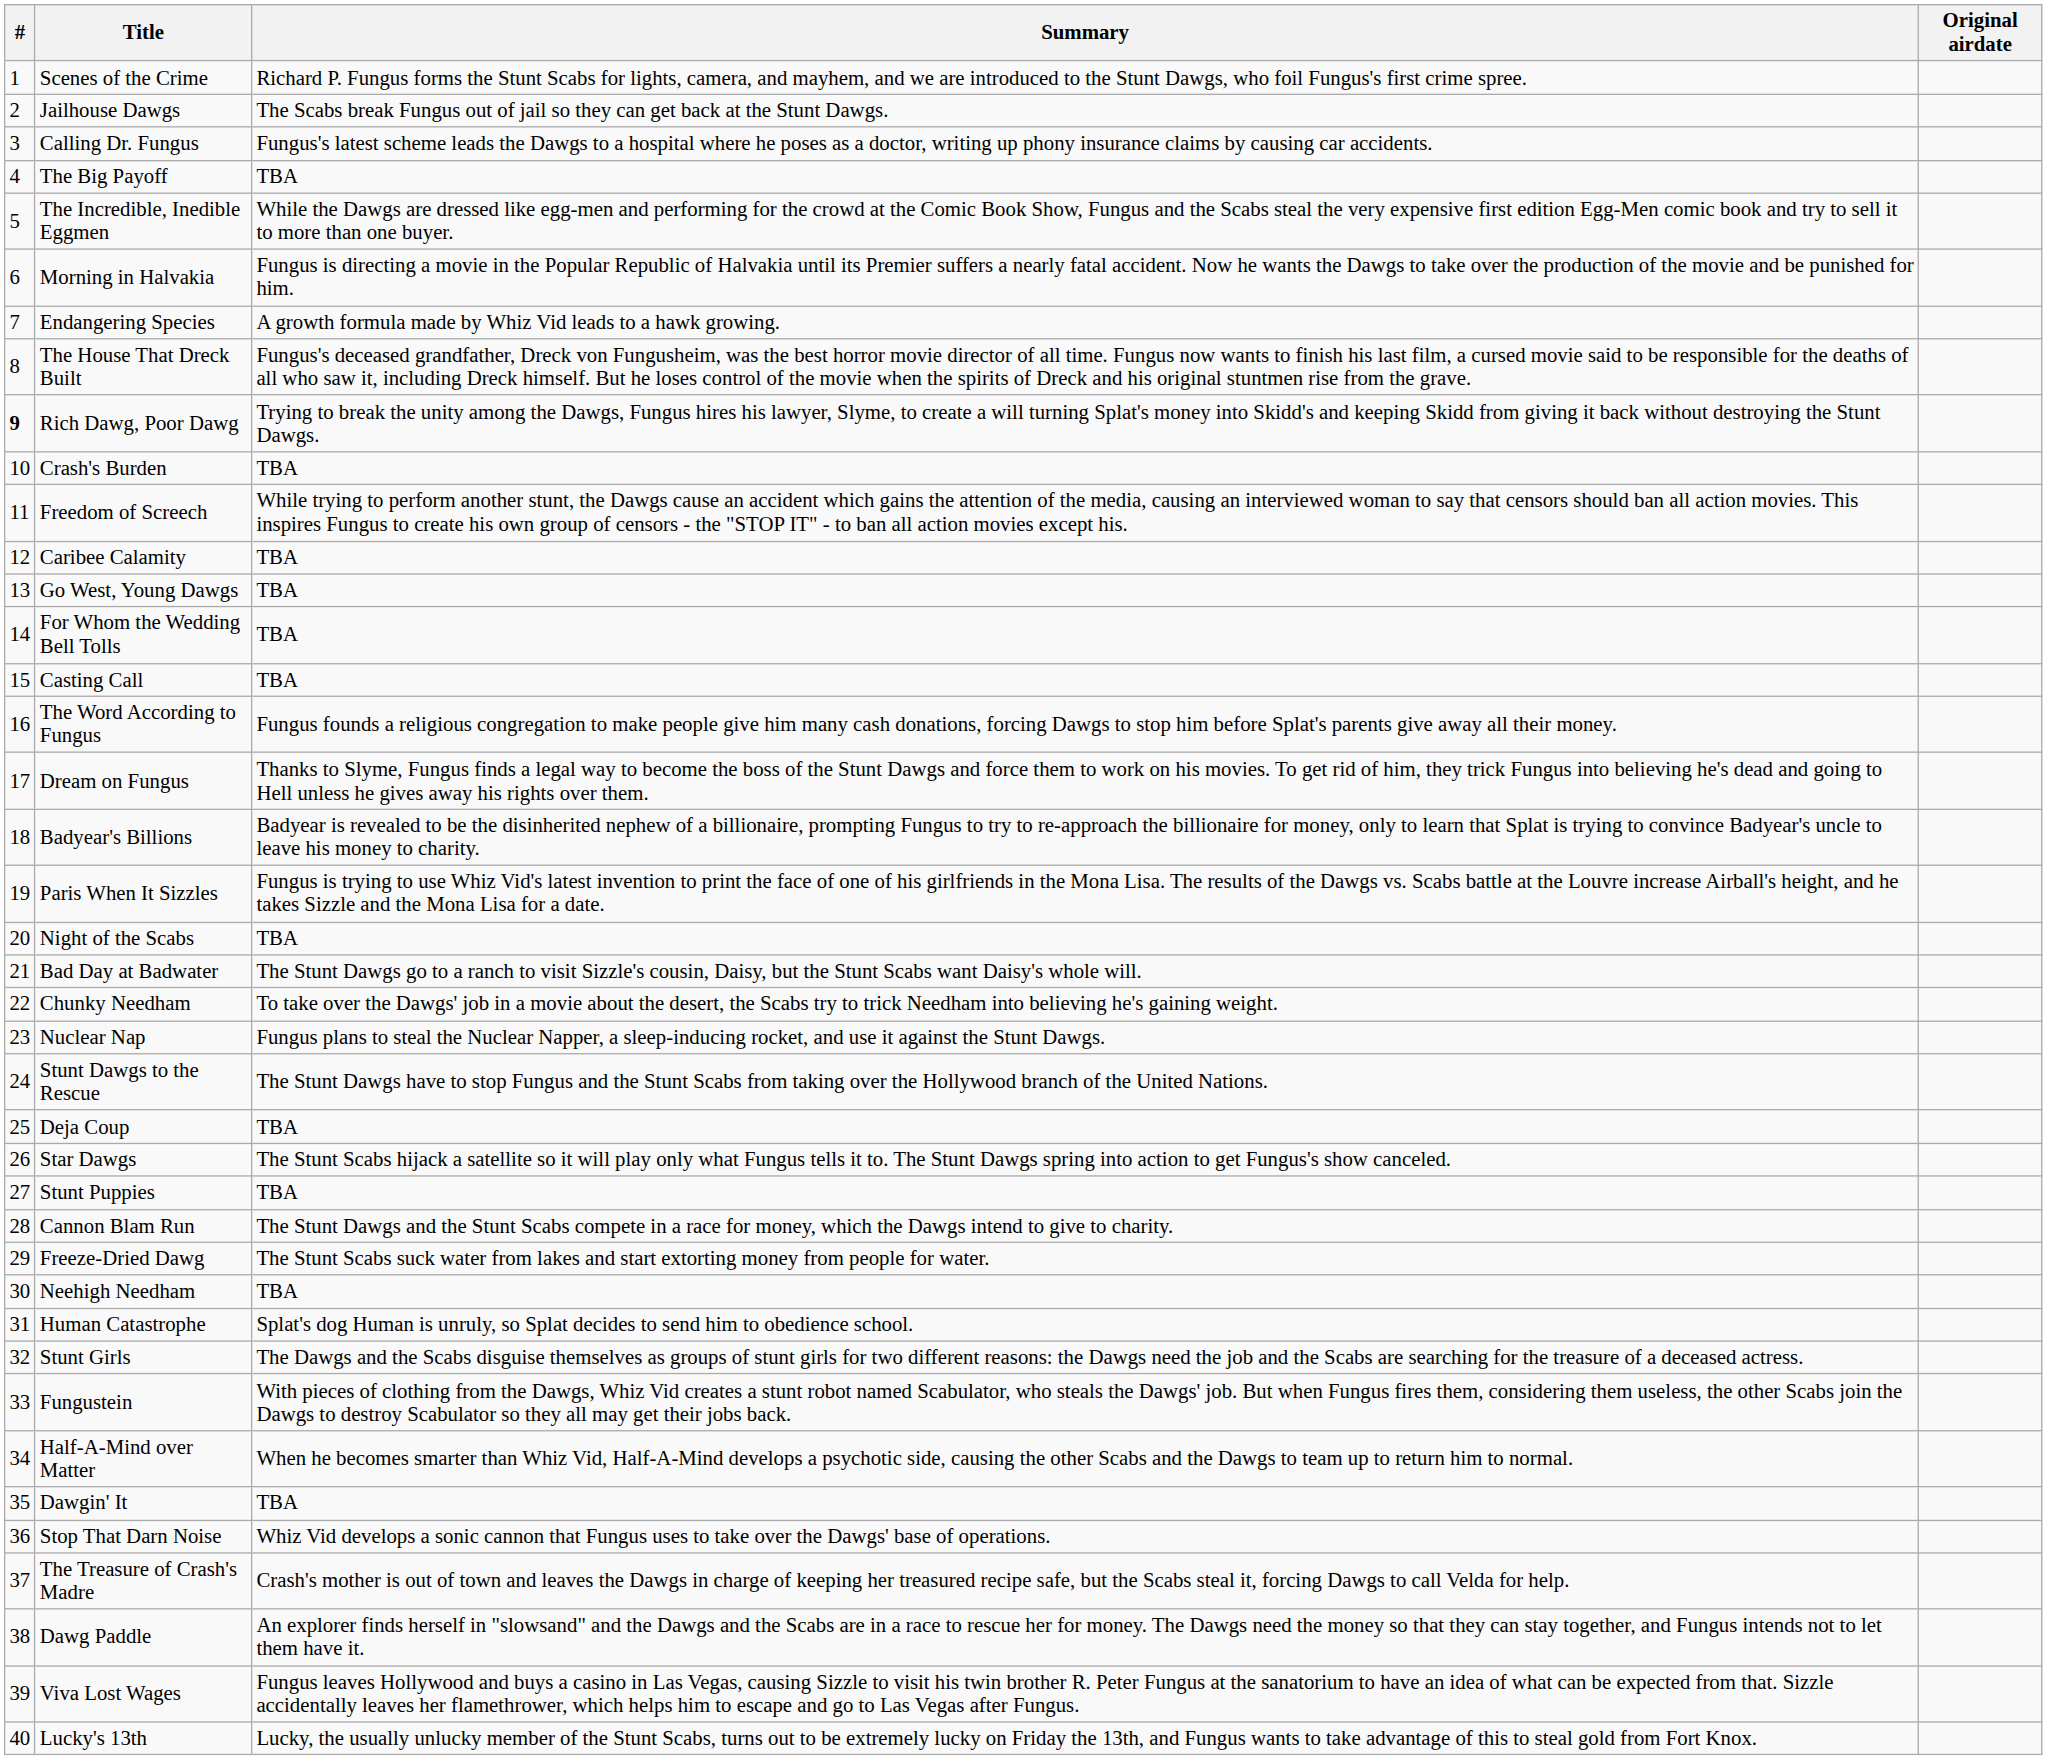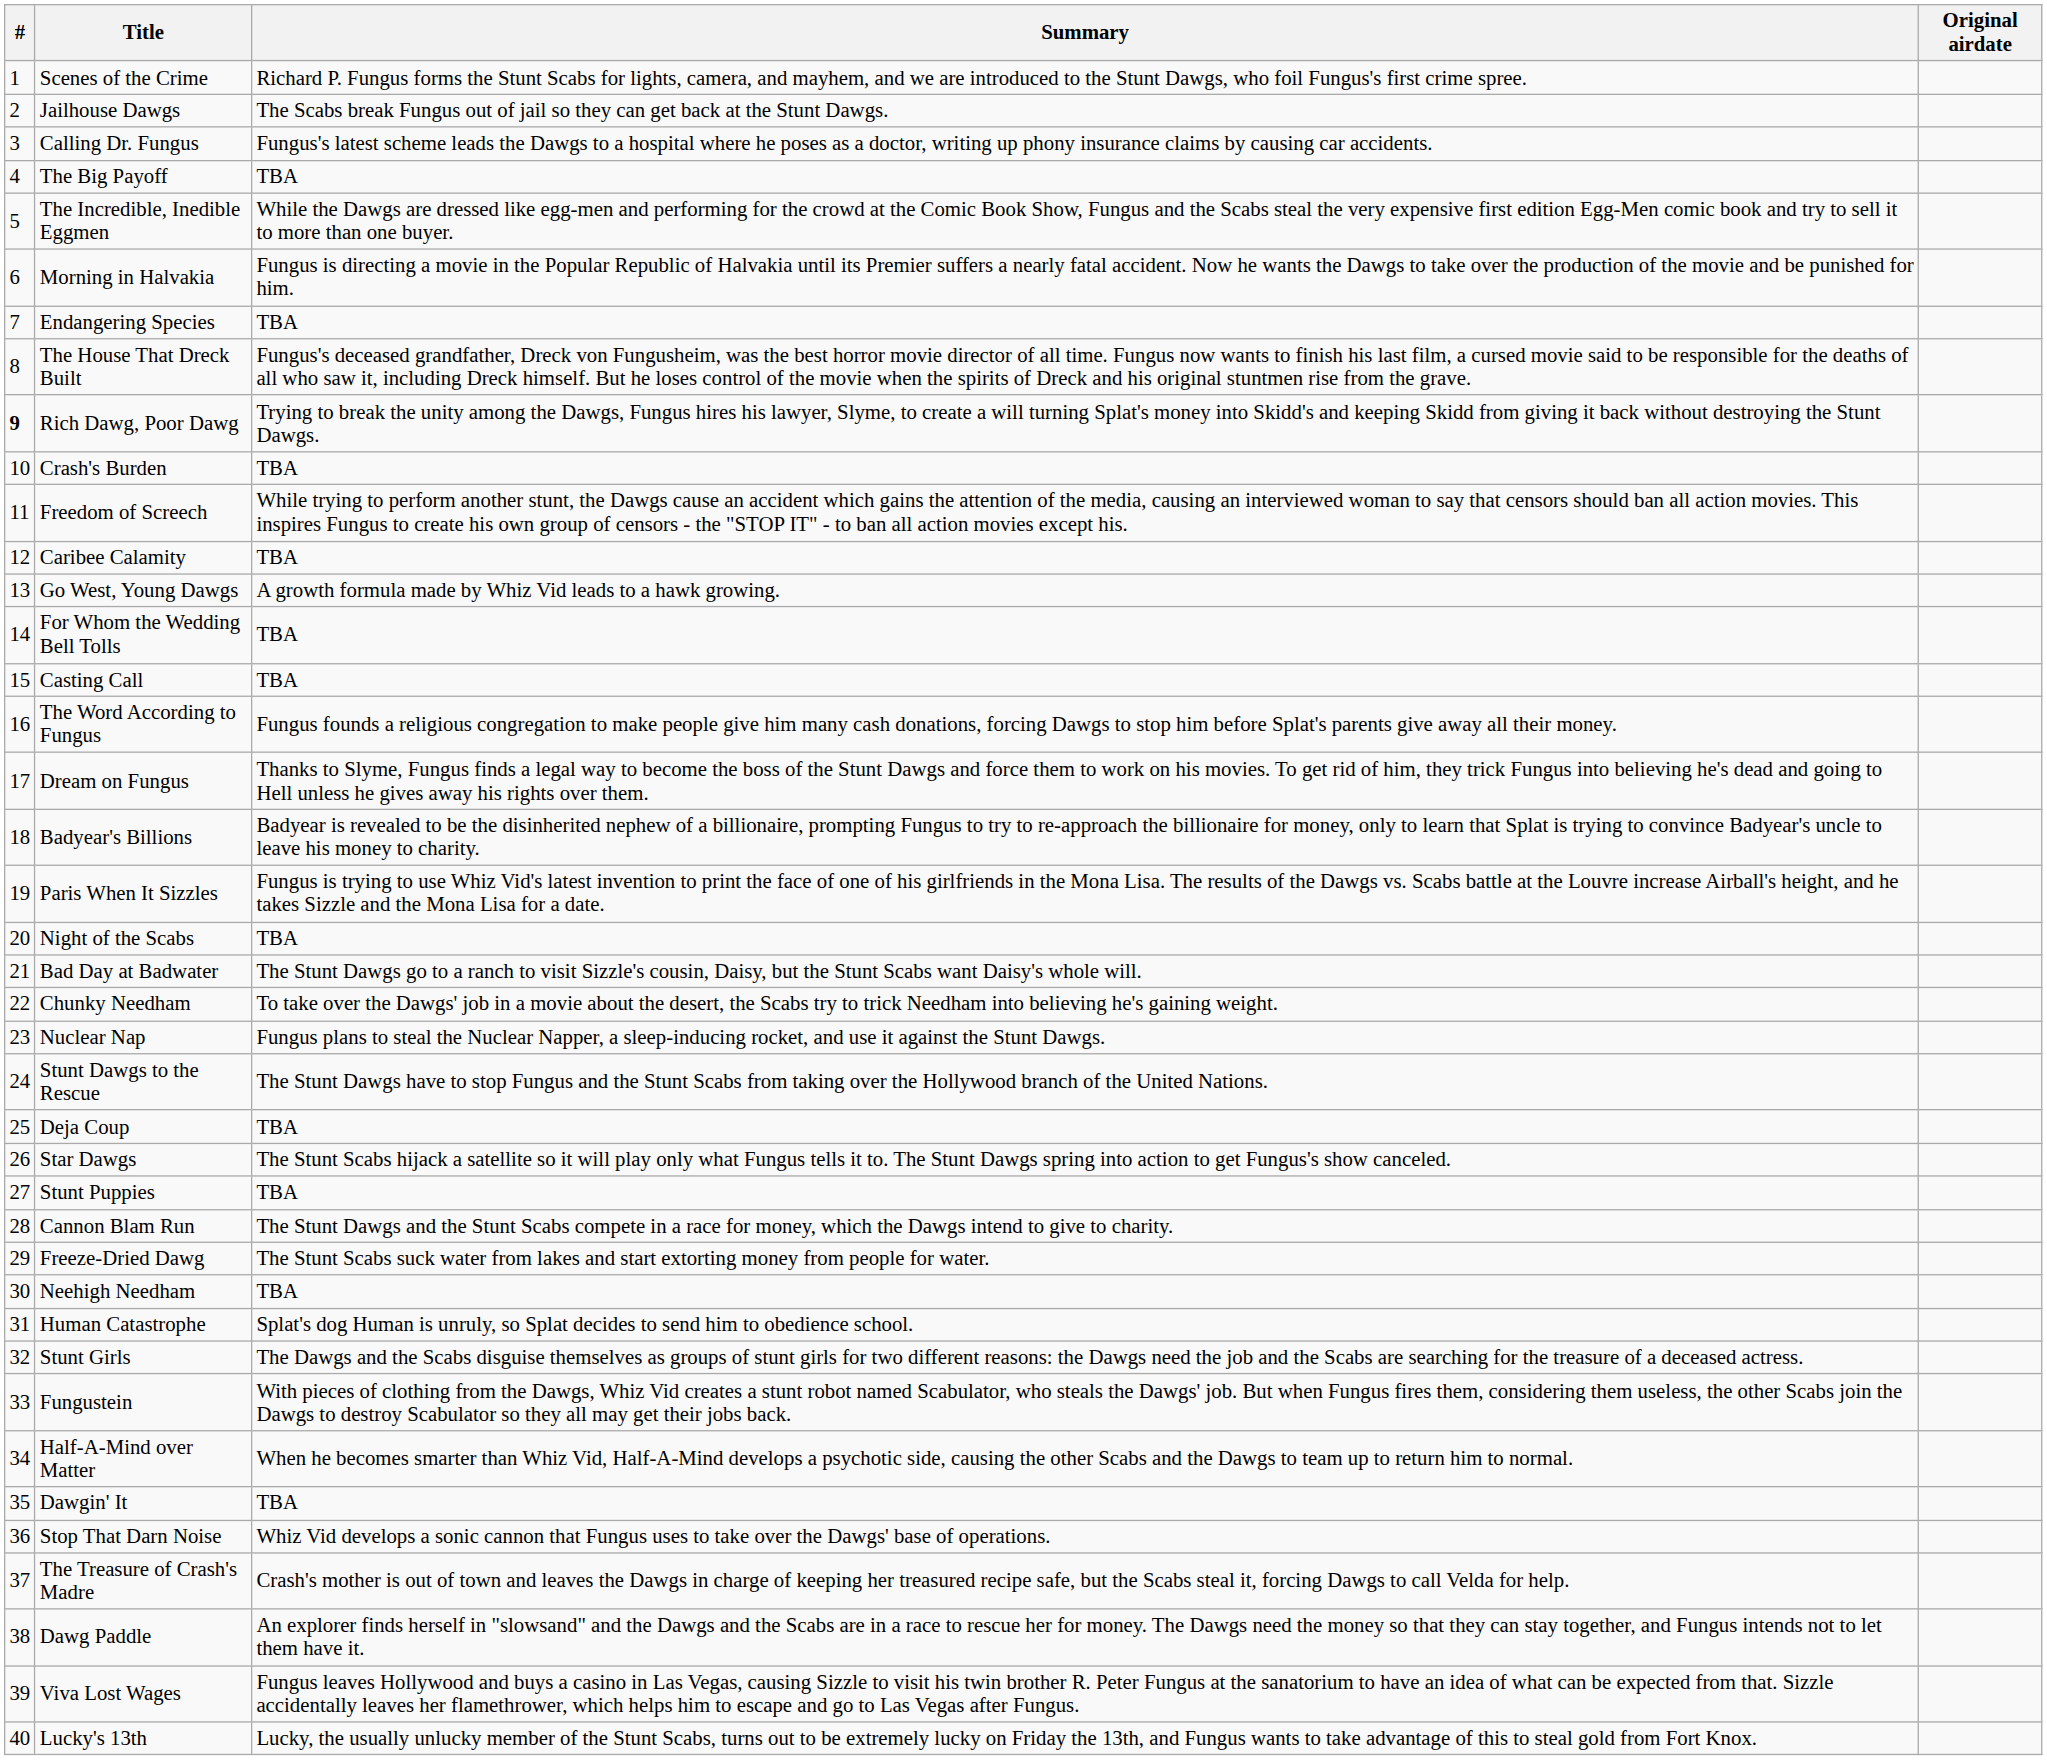(518, 322) A growth formula made by Whiz Vid leads to a hawk growing. -> (277, 322) TBA
(277, 590) TBA -> (518, 590) A growth formula made by Whiz Vid leads to a hawk growing.
